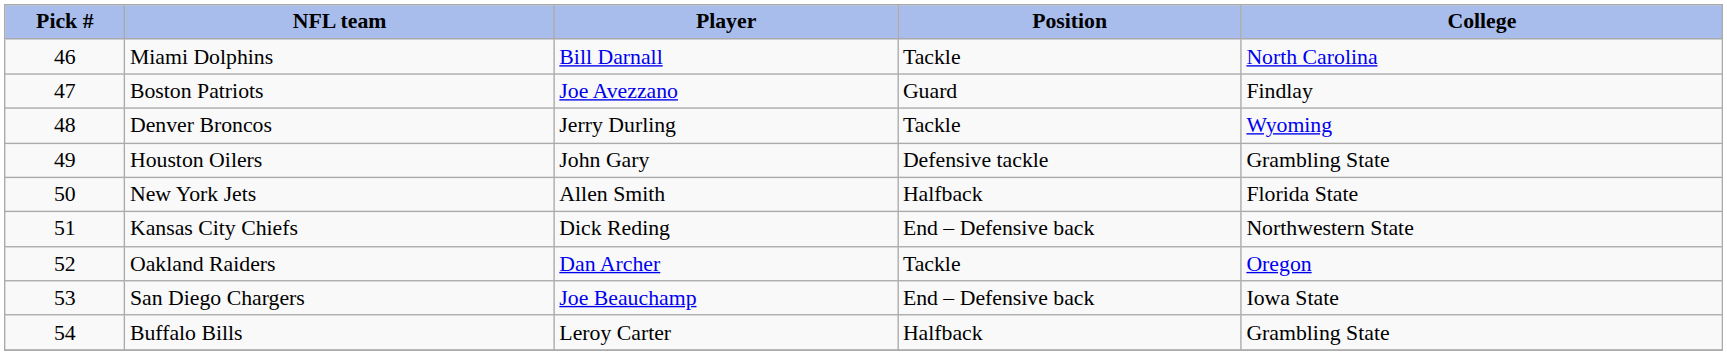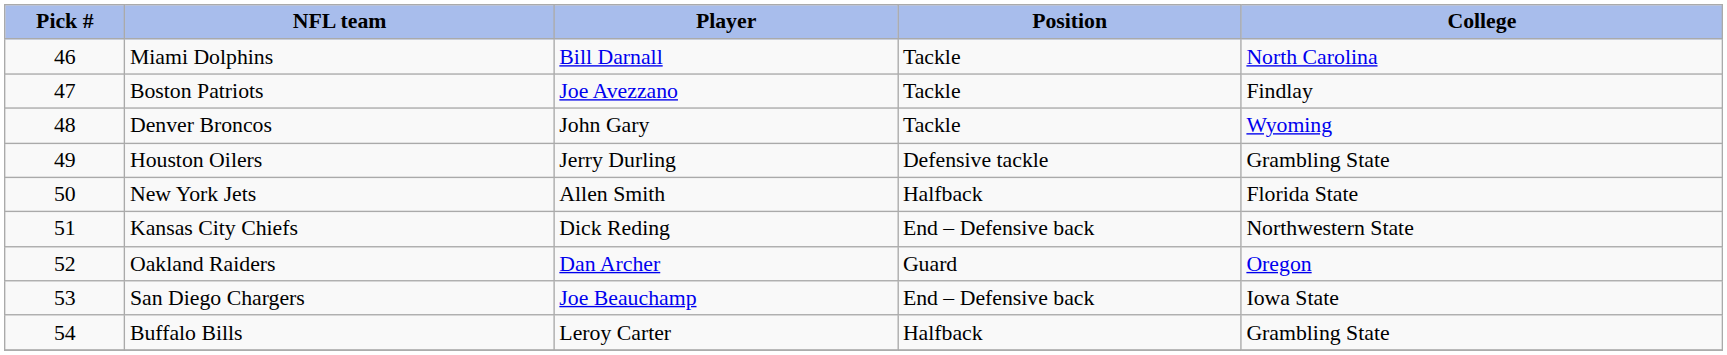(930, 90) Guard -> (932, 90) Tackle
(618, 125) Jerry Durling -> (604, 125) John Gary
(604, 159) John Gary -> (618, 159) Jerry Durling
(932, 263) Tackle -> (930, 263) Guard
